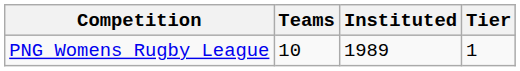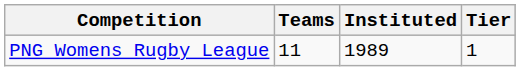(290, 51) 10 -> (290, 51) 11
